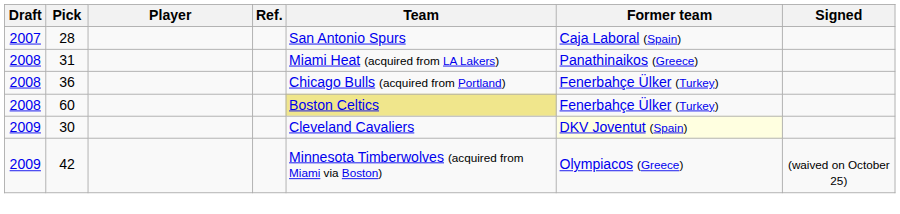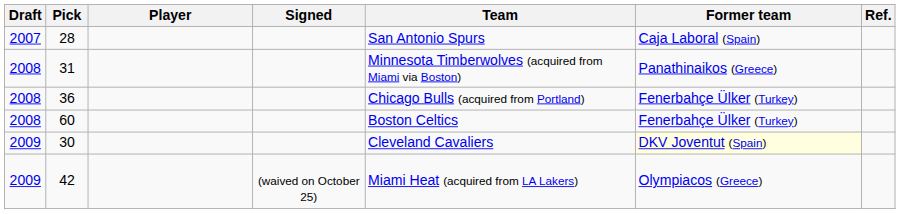columns swapped: (839, 15) <-> (269, 15)
(394, 60) Miami Heat (acquired from LA Lakers) -> (485, 68) Minnesota Timberwolves (acquired from Miami via Boston)
(334, 104) khaki background -> (413, 120) no background
(406, 165) Minnesota Timberwolves (acquired from Miami via Boston) -> (473, 181) Miami Heat (acquired from LA Lakers)
